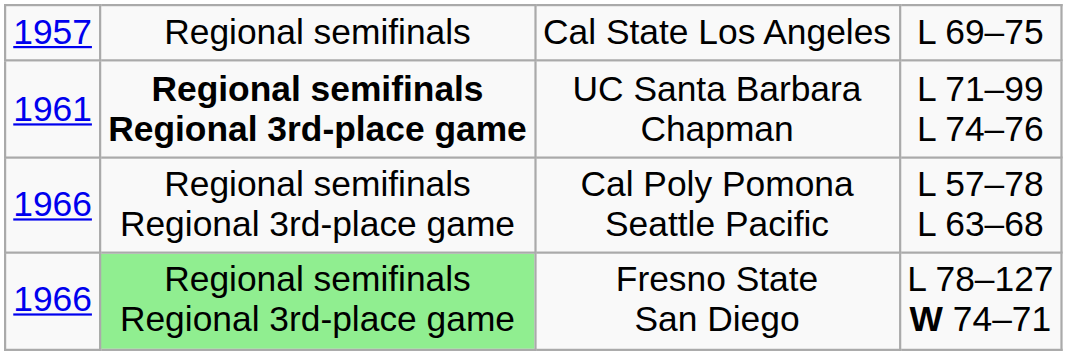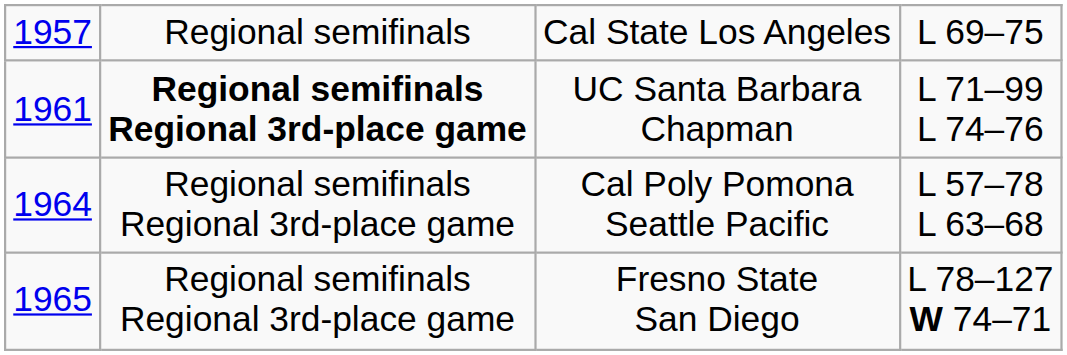(53, 204) 1966 -> (53, 204) 1964
(53, 300) 1966 -> (53, 300) 1965
(317, 300) lightgreen background -> (317, 300) no background
